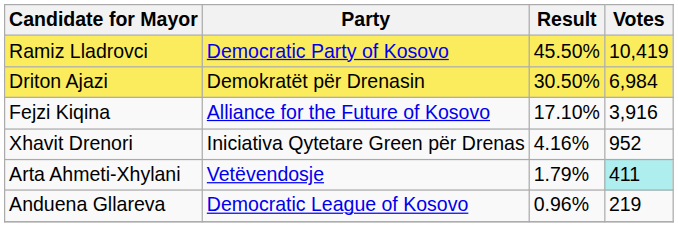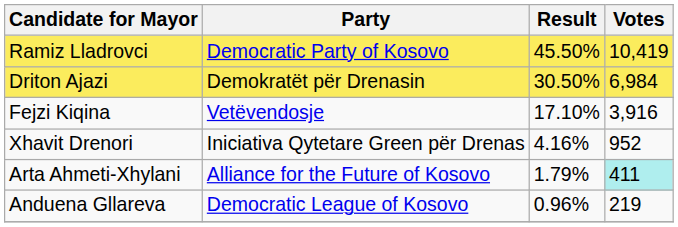(348, 112) Alliance for the Future of Kosovo -> (265, 112) Vetëvendosje
(265, 174) Vetëvendosje -> (348, 174) Alliance for the Future of Kosovo
